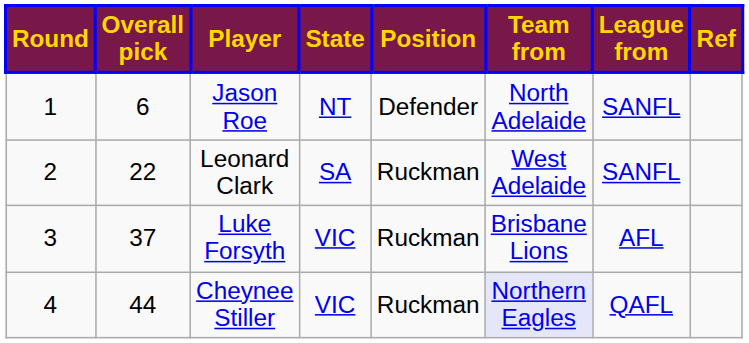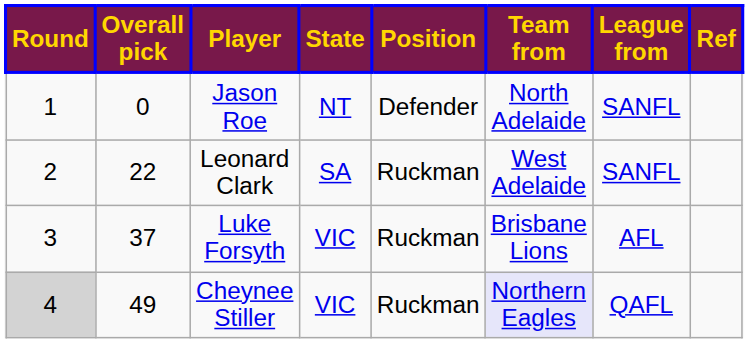(143, 106) 6 -> (143, 106) 0
(50, 304) no background -> (50, 304) lightgrey background
(143, 304) 44 -> (143, 304) 49
